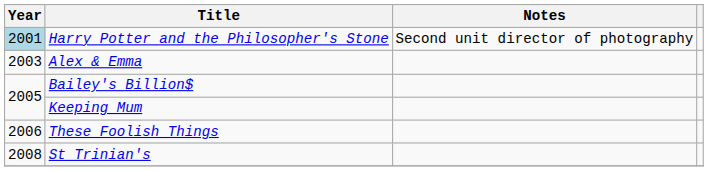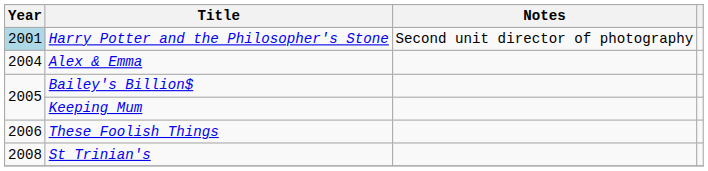(25, 62) 2003 -> (25, 62) 2004
